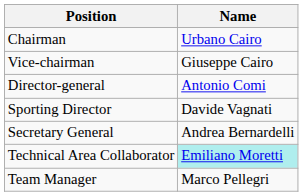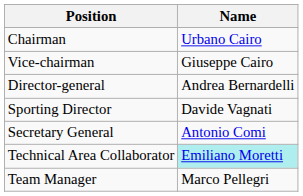(224, 86) Antonio Comi -> (238, 86) Andrea Bernardelli
(238, 132) Andrea Bernardelli -> (224, 132) Antonio Comi
